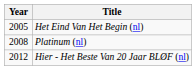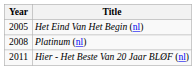(19, 57) 2012 -> (19, 57) 2011
